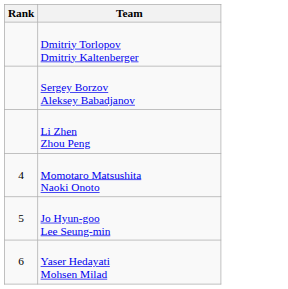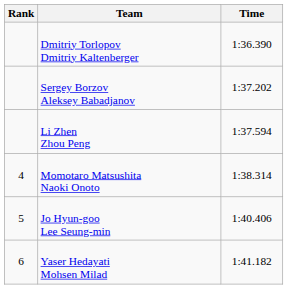+ column: (252, 13)
